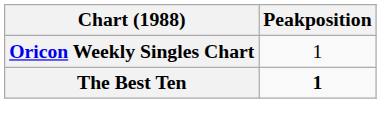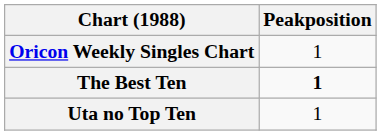+ row: (132, 113)
